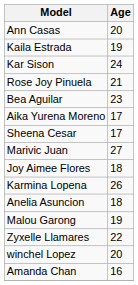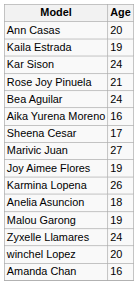(116, 99) 23 -> (116, 99) 24
(116, 116) 17 -> (116, 116) 16
(116, 168) 18 -> (116, 168) 19
(116, 237) 22 -> (116, 237) 24
